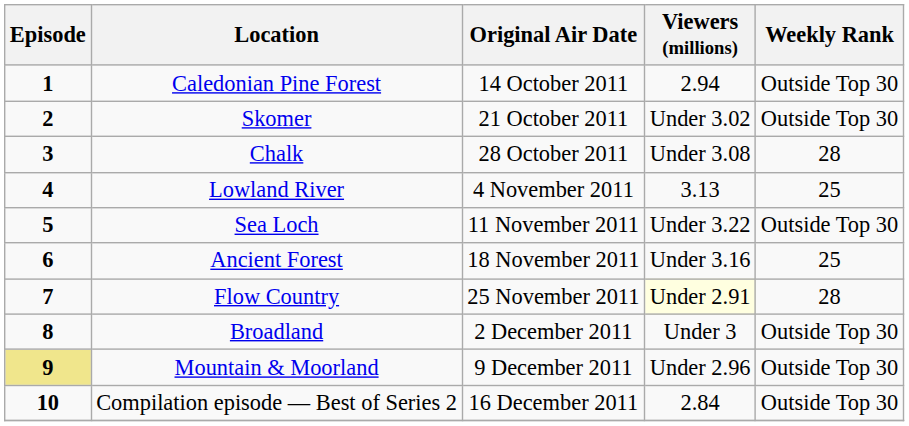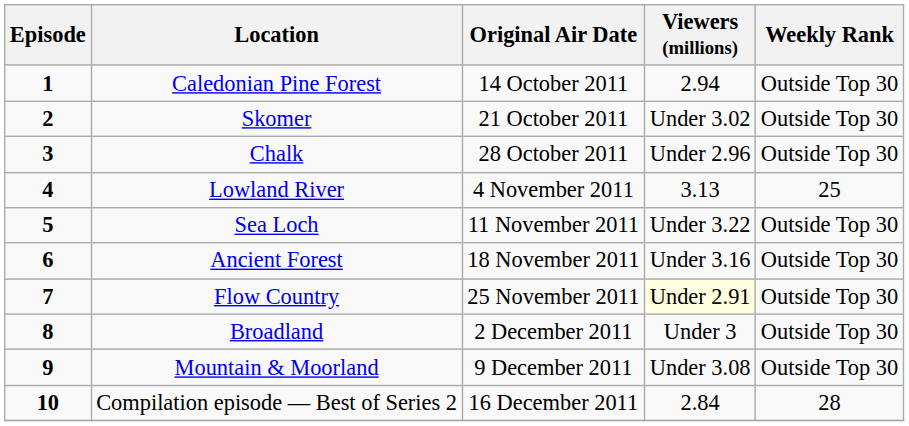(700, 154) Under 3.08 -> (700, 154) Under 2.96
(830, 154) 28 -> (830, 154) Outside Top 30
(830, 260) 25 -> (830, 260) Outside Top 30
(830, 296) 28 -> (830, 296) Outside Top 30
(48, 367) khaki background -> (48, 367) no background
(700, 367) Under 2.96 -> (700, 367) Under 3.08
(830, 402) Outside Top 30 -> (830, 402) 28
